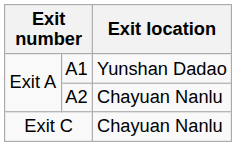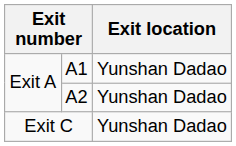(160, 97) Chayuan Nanlu -> (162, 97) Yunshan Dadao
(160, 126) Chayuan Nanlu -> (162, 126) Yunshan Dadao
